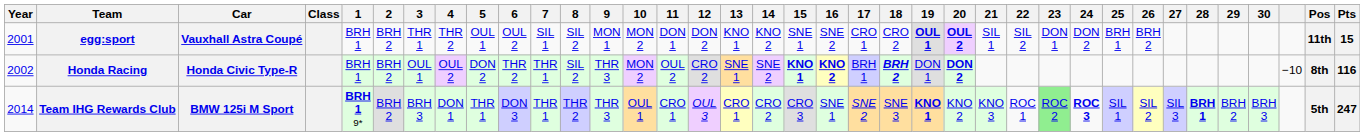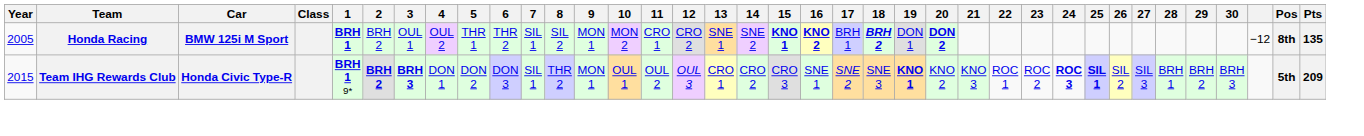- row: (107, 39)
(20, 70) 2002 -> (20, 39) 2005
(242, 70) Honda Civic Type-R -> (237, 39) BMW 125i M Sport
(358, 70) normal -> (348, 39) bold
(483, 70) DON 2 -> (474, 39) THR 1
(545, 70) THR 1 -> (533, 39) SIL 1
(607, 70) THR 3 -> (591, 39) MON 1
(673, 70) OUL 2 -> (657, 39) CRO 1
(1292, 70) −10 -> (1260, 39) −12
(1347, 70) 116 -> (1313, 39) 135
(20, 108) 2014 -> (20, 77) 2015
(242, 108) BMW 125i M Sport -> (237, 77) Honda Civic Type-R
(389, 108) normal -> (379, 77) bold
(419, 108) normal -> (410, 77) bold
(483, 108) THR 1 -> (474, 77) DON 2
(545, 108) THR 1 -> (533, 77) SIL 1
(607, 108) THR 3 -> (591, 77) MON 1
(673, 108) CRO 1 -> (657, 77) OUL 2
(1055, 108) lightgreen background -> (1037, 77) no background
(1118, 108) normal -> (1097, 77) bold
(1203, 108) bold -> (1171, 77) normal
(1347, 108) 247 -> (1313, 77) 209
